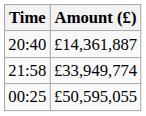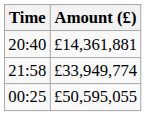(96, 44) £14,361,887 -> (96, 44) £14,361,881
